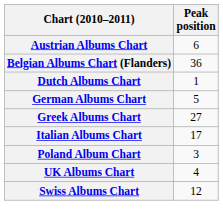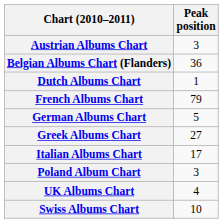(196, 44) 6 -> (196, 44) 3
+ row: (89, 99)
(196, 191) 12 -> (196, 209) 10
